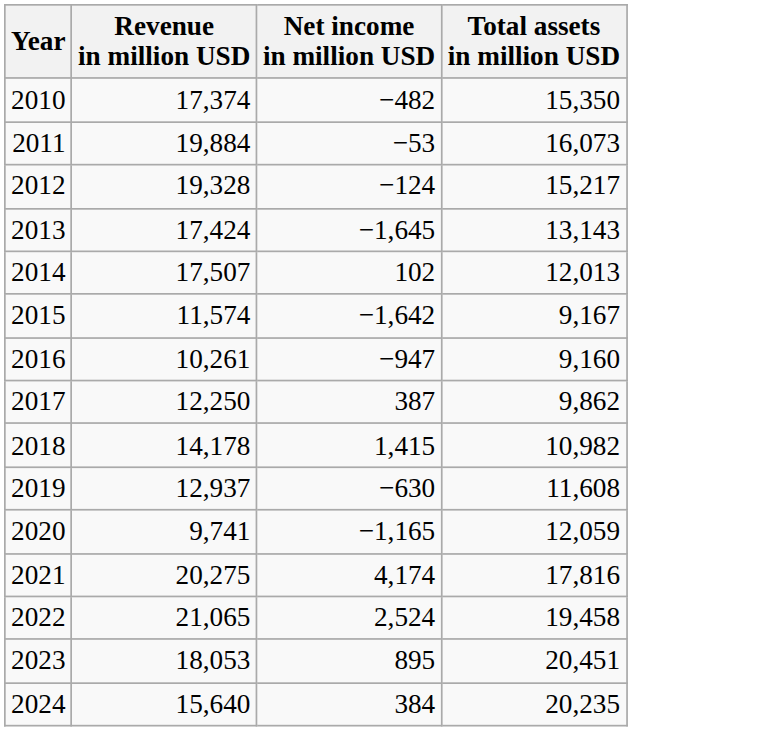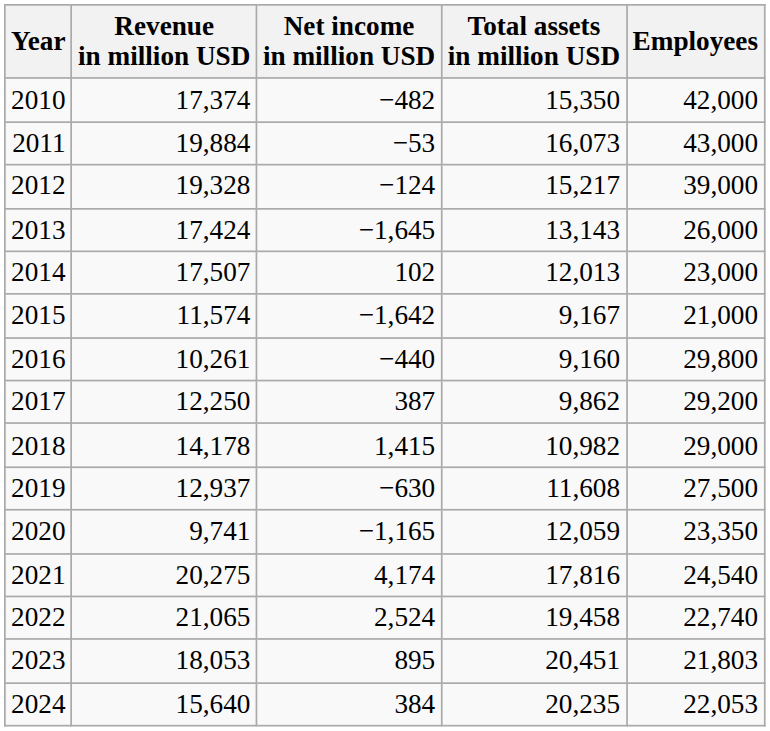+ column: (695, 41)
(407, 358) −947 -> (407, 358) −440
